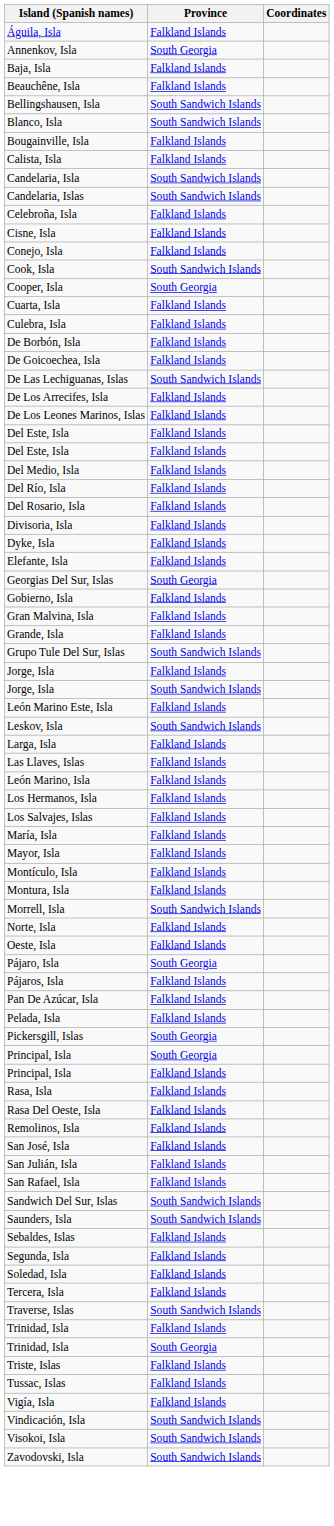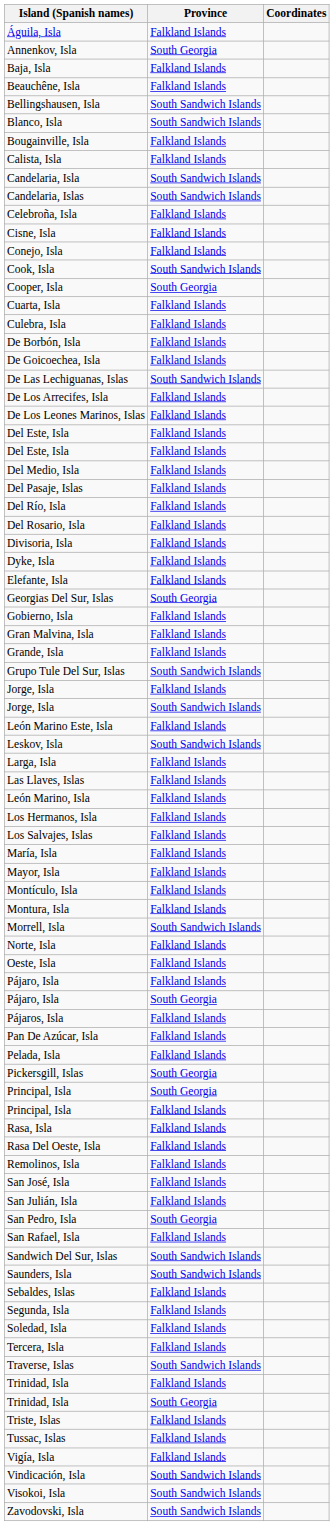+ row: (45, 488)
+ row: (33, 981)
+ row: (42, 1219)
